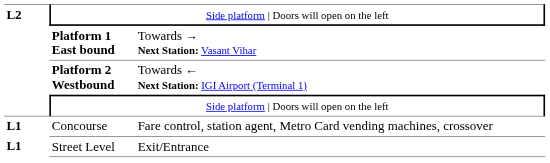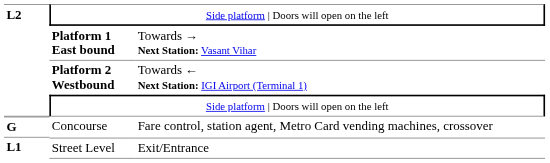(14, 126) L1 -> (11, 127) G
